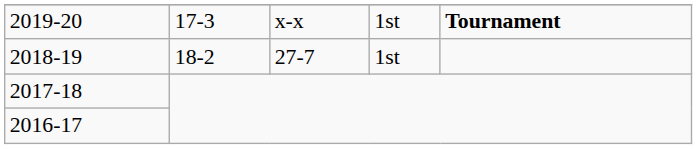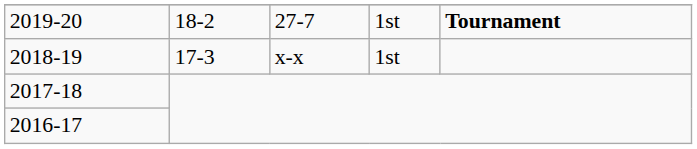(195, 21) 17-3 -> (195, 21) 18-2
(289, 21) x-x -> (295, 21) 27-7
(195, 56) 18-2 -> (195, 56) 17-3
(295, 56) 27-7 -> (289, 56) x-x
